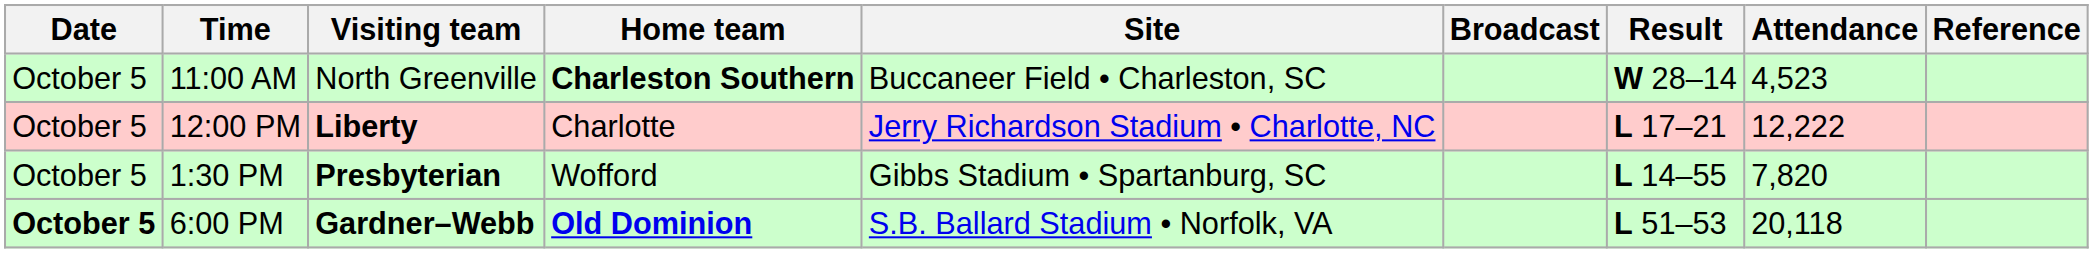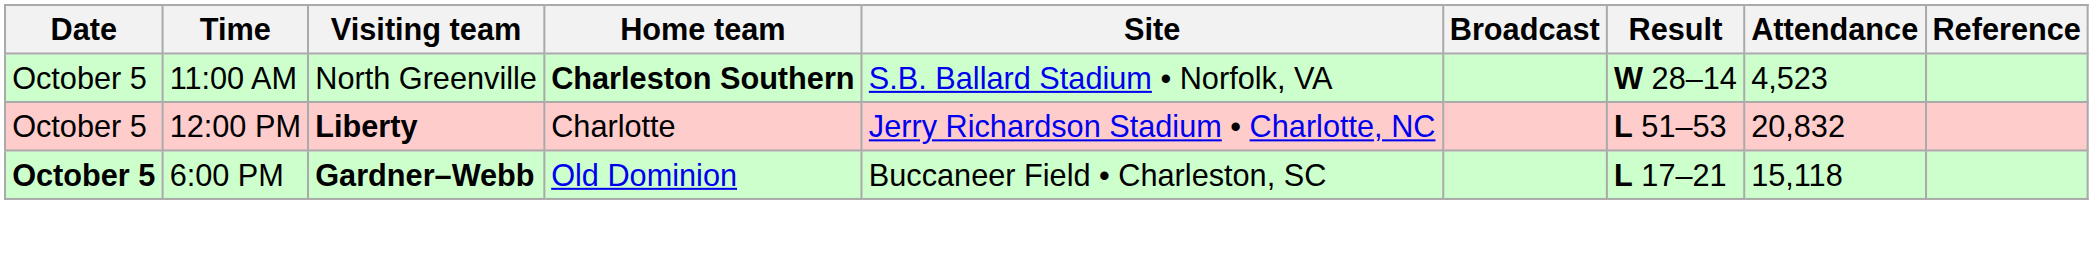(1098, 78) Buccaneer Field • Charleston, SC -> (1101, 78) S.B. Ballard Stadium • Norfolk, VA
(1670, 127) L 17–21 -> (1670, 127) L 51–53
(1798, 127) 12,222 -> (1798, 127) 20,832
- row: (227, 175)
(652, 224) bold -> (644, 175) normal
(1101, 224) S.B. Ballard Stadium • Norfolk, VA -> (1098, 175) Buccaneer Field • Charleston, SC
(1670, 224) L 51–53 -> (1670, 175) L 17–21
(1797, 224) 20,118 -> (1797, 175) 15,118
